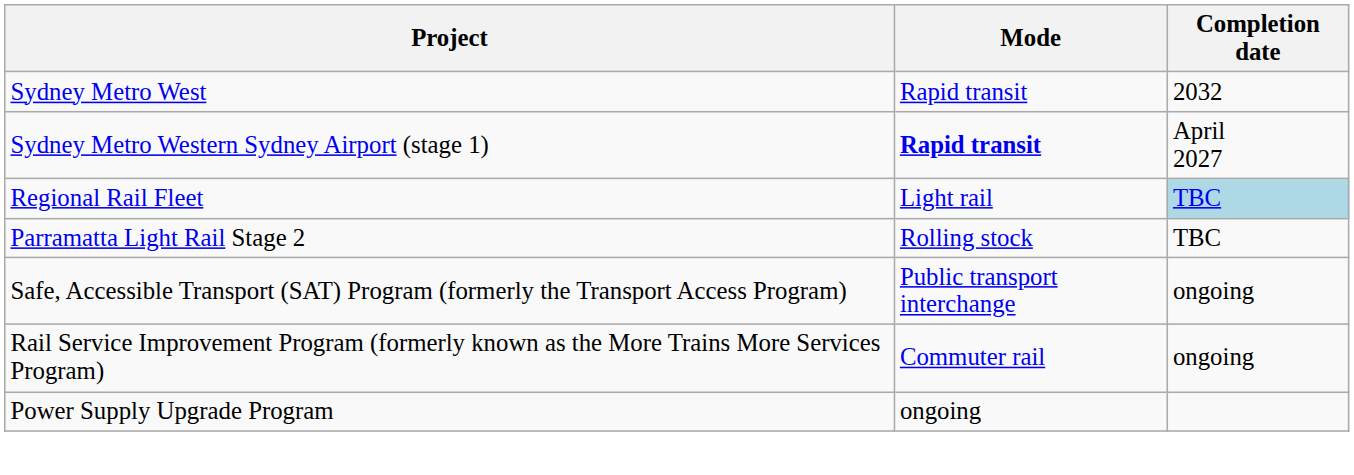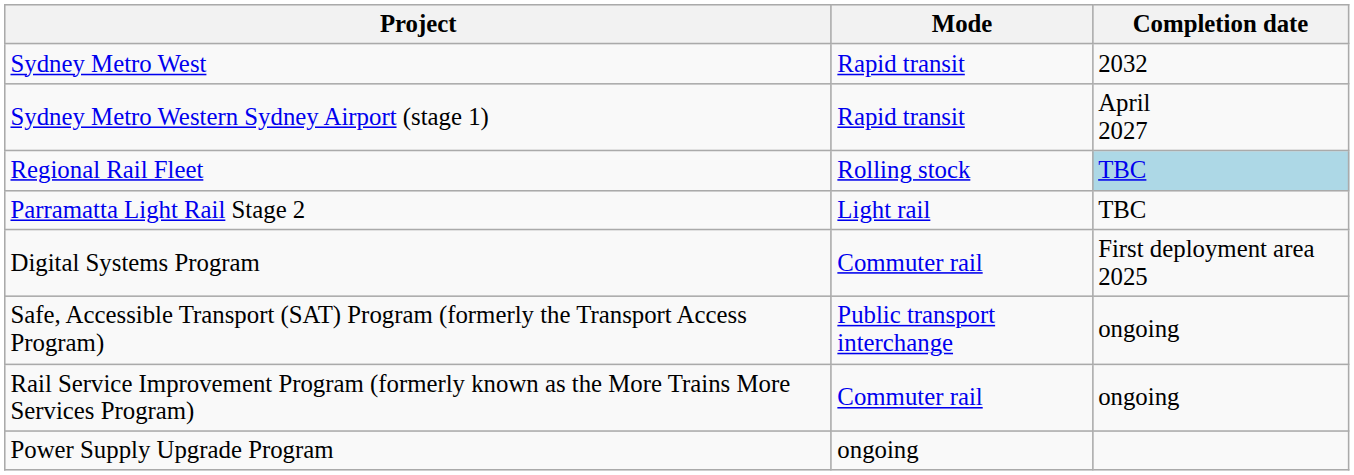(970, 144) bold -> (901, 116) normal
(946, 197) Light rail -> (904, 170) Rolling stock
(966, 237) Rolling stock -> (884, 209) Light rail
+ row: (135, 262)
